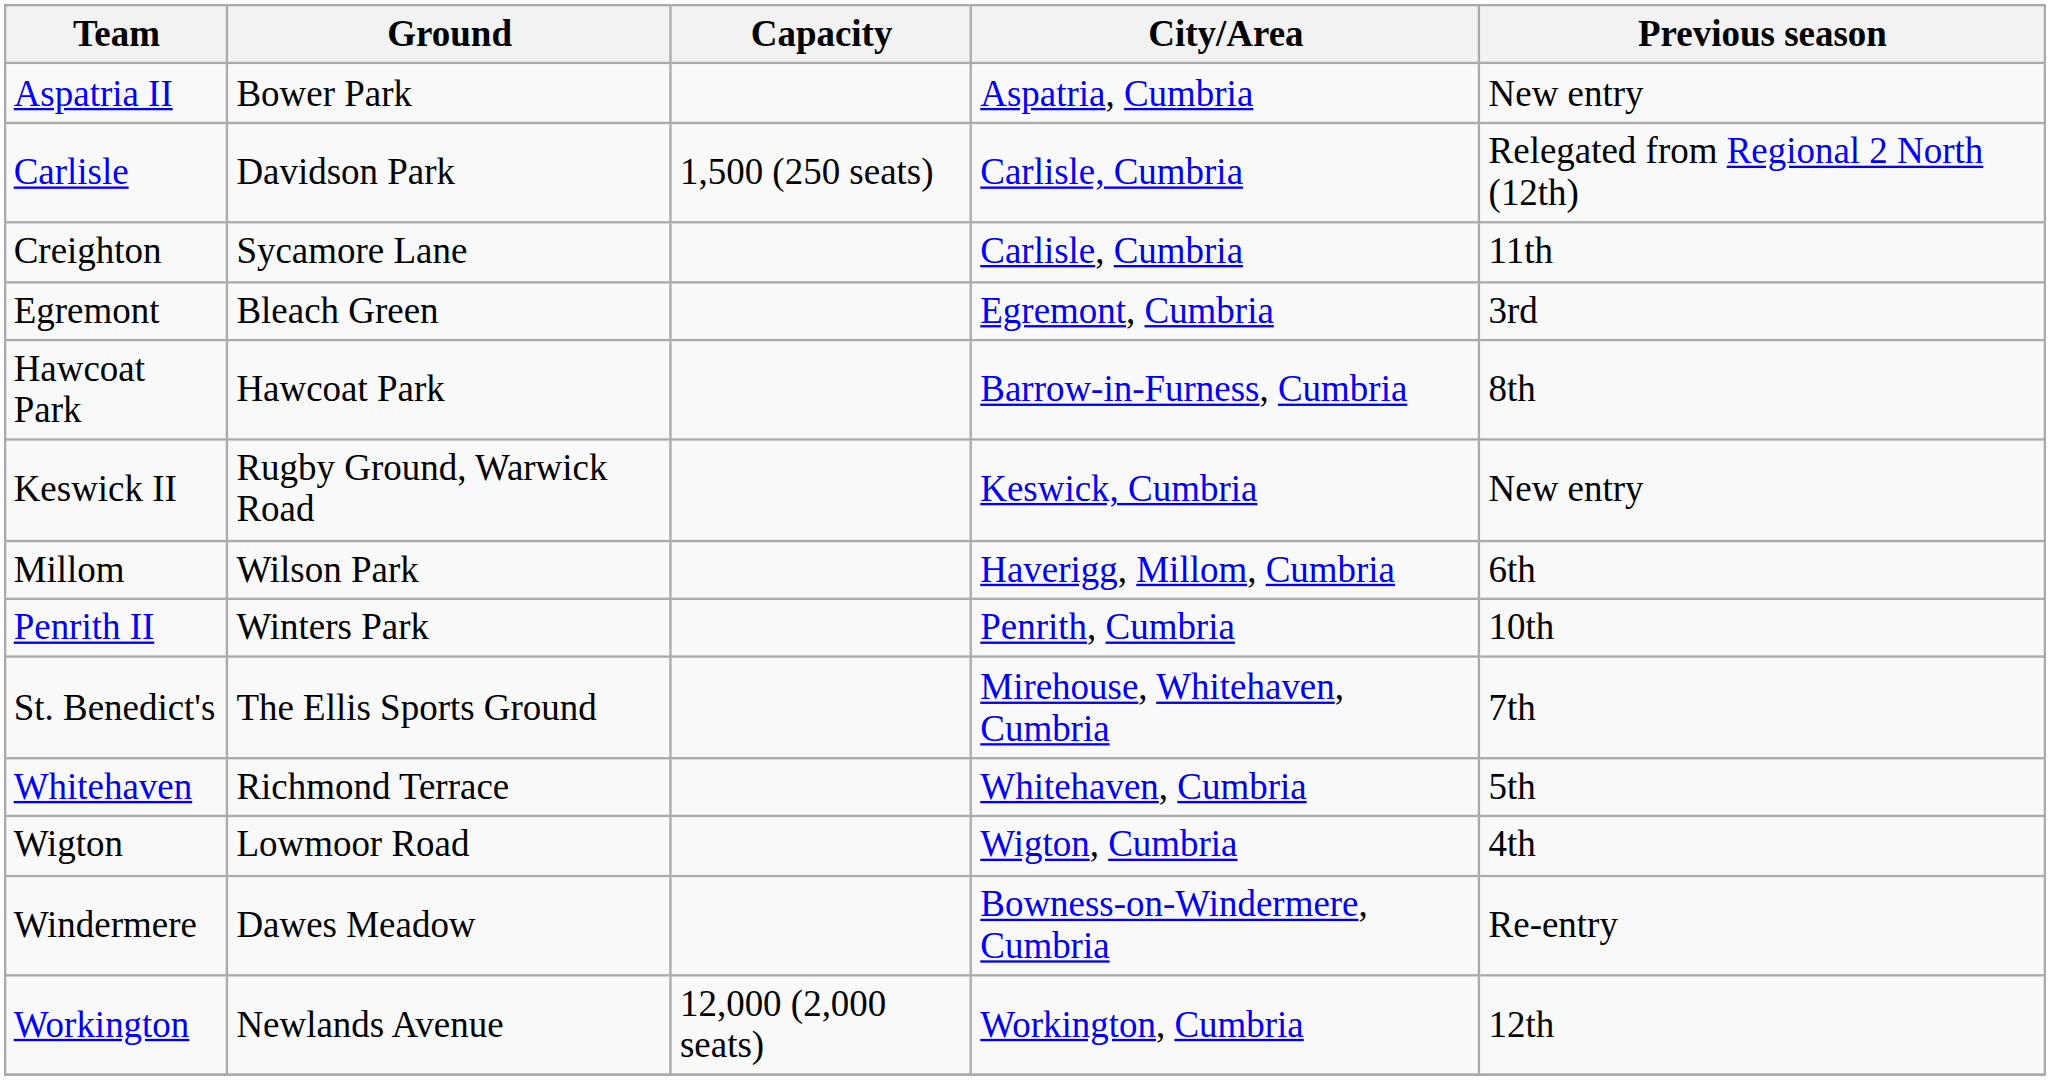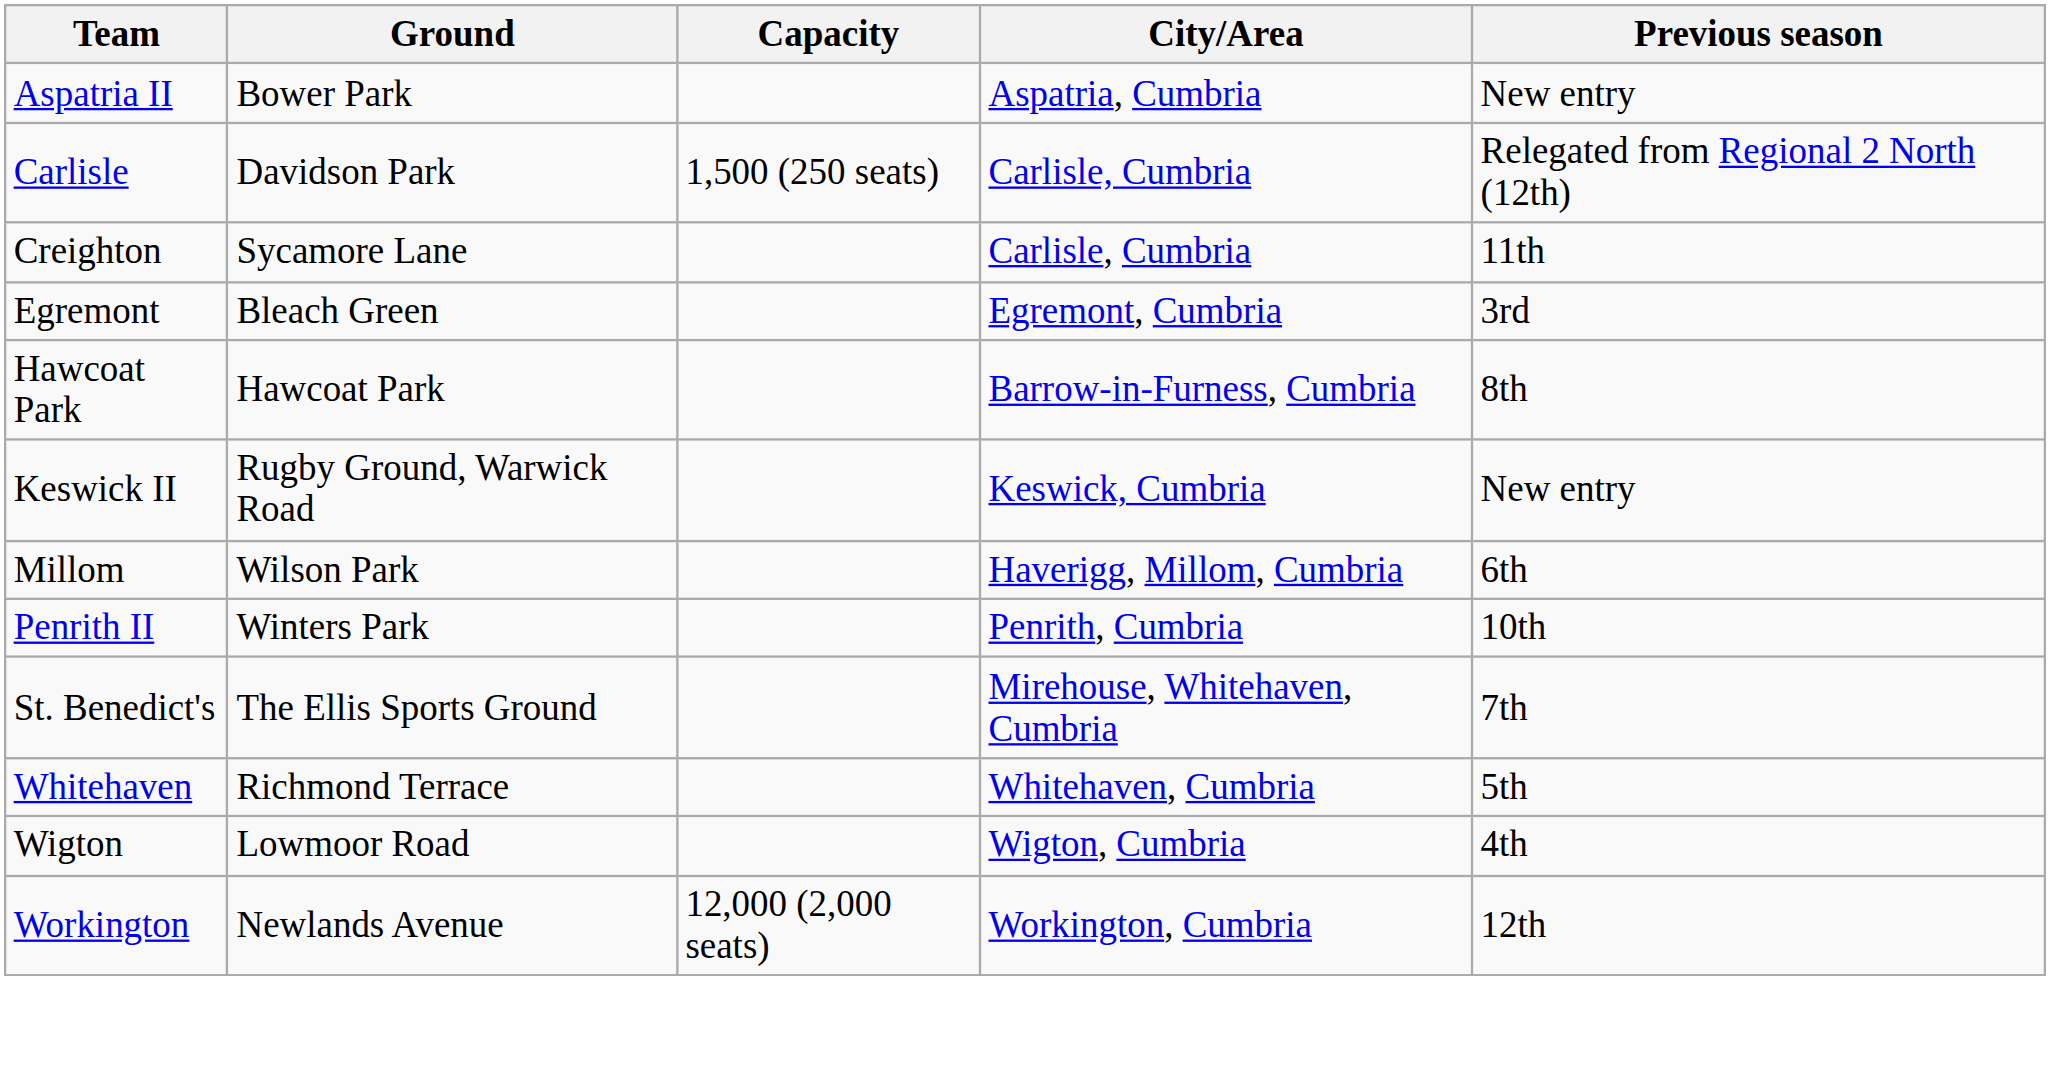- row: (105, 924)
